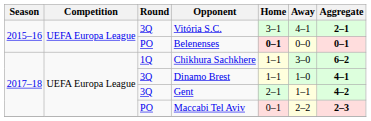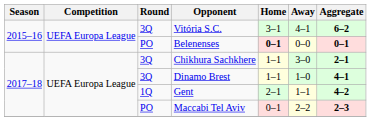(341, 28) 2–1 -> (341, 28) 6–2
(146, 60) 1Q -> (146, 60) 3Q
(341, 60) 6–2 -> (341, 60) 2–1
(146, 92) 3Q -> (146, 92) 1Q
